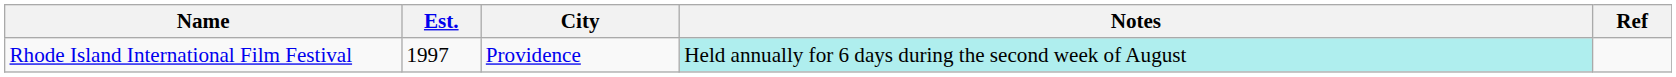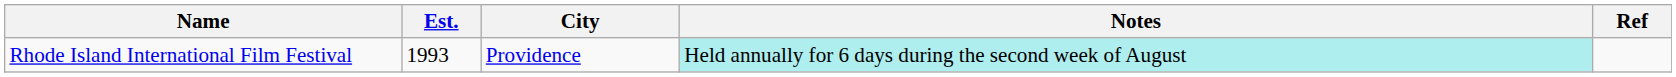(428, 54) 1997 -> (428, 54) 1993
